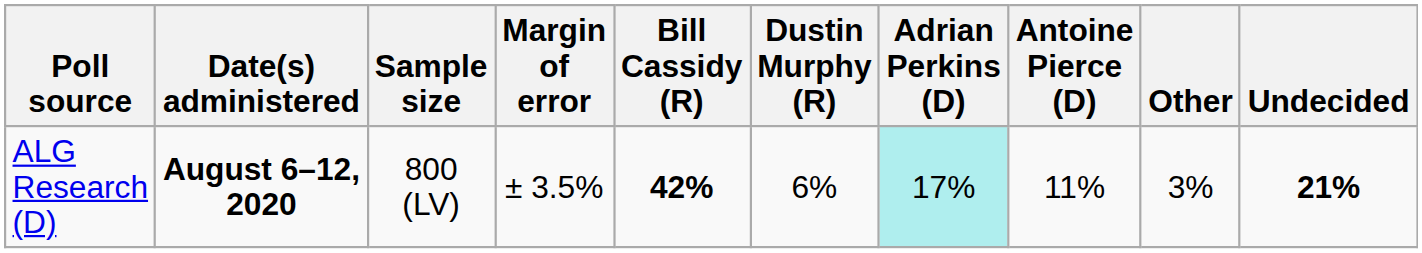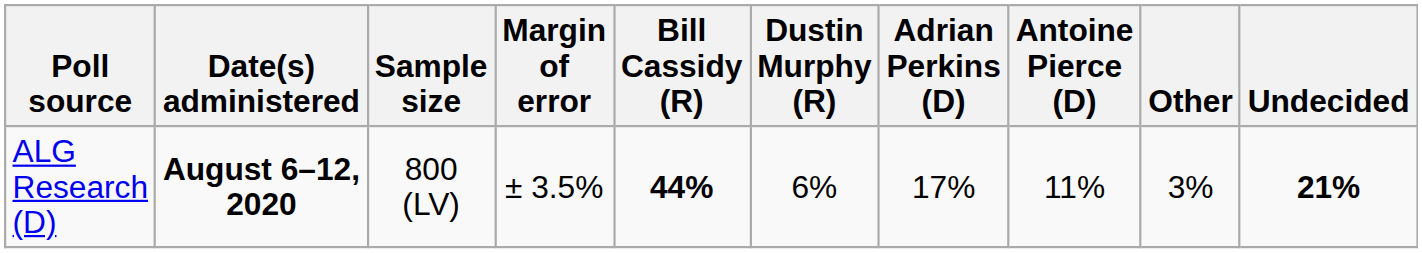(682, 186) 42% -> (682, 186) 44%
(944, 186) paleturquoise background -> (944, 186) no background
